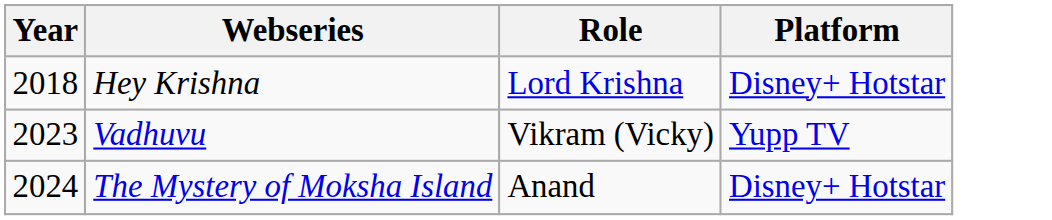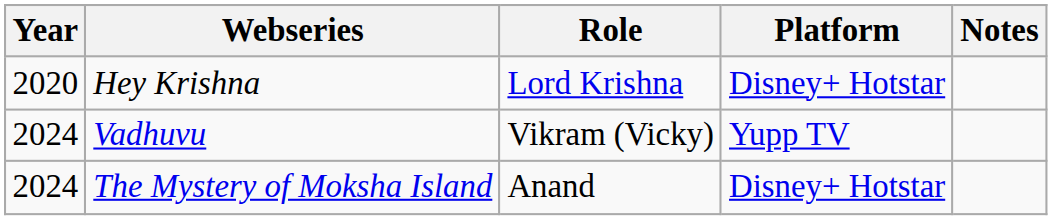+ column: (999, 30)
(45, 82) 2018 -> (45, 82) 2020
(45, 134) 2023 -> (45, 134) 2024
